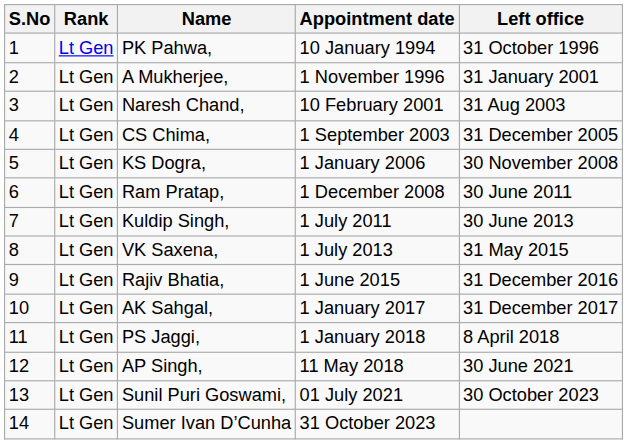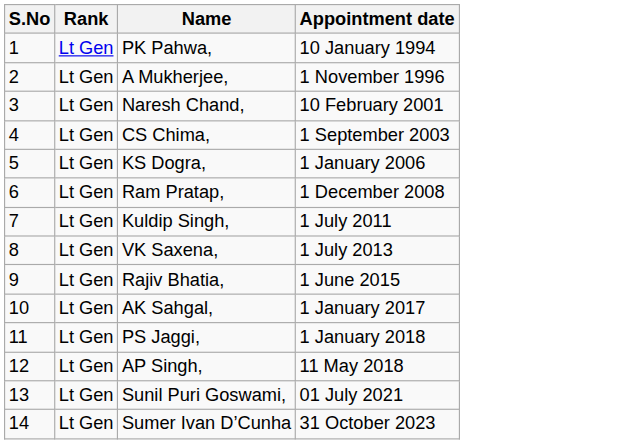- column: (541, 18)
